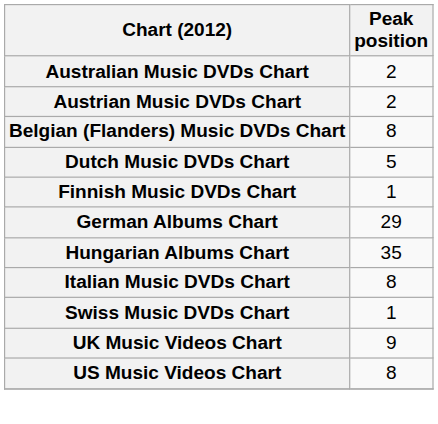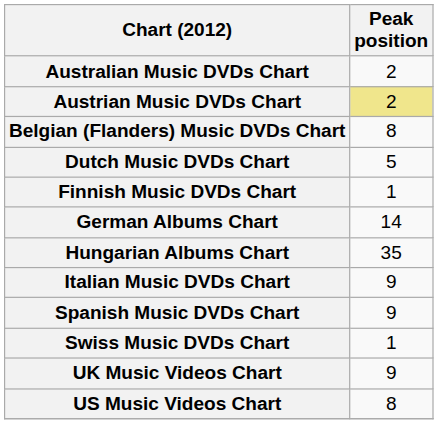(391, 101) no background -> (391, 101) khaki background
(391, 222) 29 -> (391, 222) 14
(391, 282) 8 -> (391, 282) 9
+ row: (177, 312)
